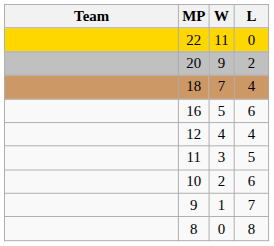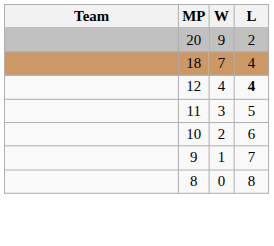- row: (194, 39)
- row: (194, 110)
(252, 134) normal -> (252, 87) bold
